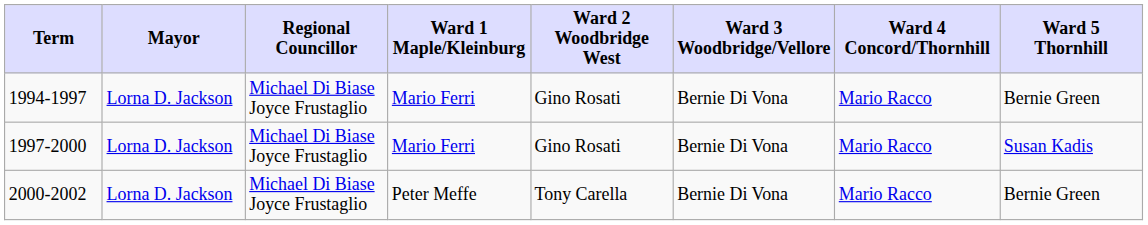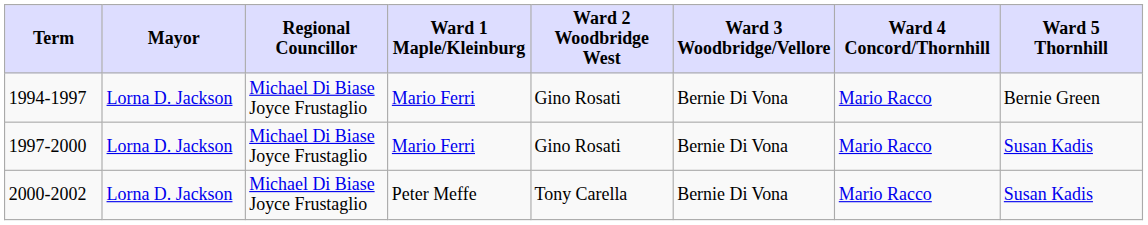(1052, 194) Bernie Green -> (1048, 194) Susan Kadis
